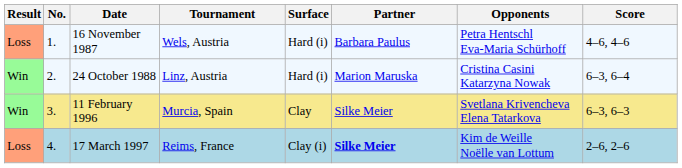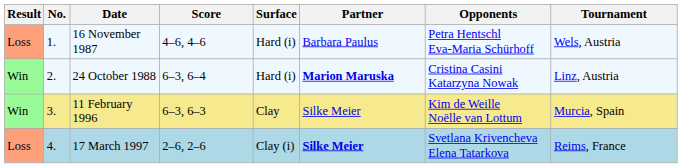columns swapped: (222, 14) <-> (630, 14)
(376, 75) normal -> (348, 75) bold
(515, 110) Svetlana Krivencheva Elena Tatarkova -> (475, 110) Kim de Weille Noëlle van Lottum
(507, 145) Kim de Weille Noëlle van Lottum -> (483, 145) Svetlana Krivencheva Elena Tatarkova
